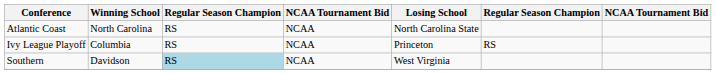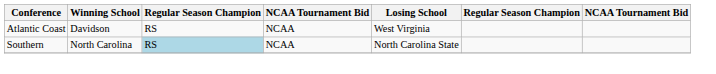(121, 28) North Carolina -> (90, 28) Davidson
(436, 28) North Carolina State -> (402, 28) West Virginia
- row: (46, 45)
(110, 61) Davidson -> (101, 45) North Carolina
(422, 61) West Virginia -> (416, 45) North Carolina State
